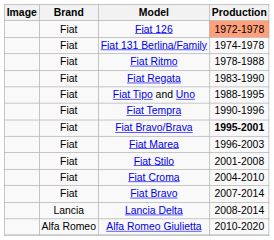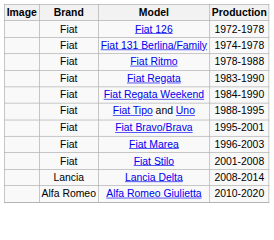(239, 29) lightsalmon background -> (239, 29) no background
+ row: (154, 95)
- row: (154, 111)
(239, 128) bold -> (239, 128) normal
- row: (154, 177)
- row: (154, 194)
